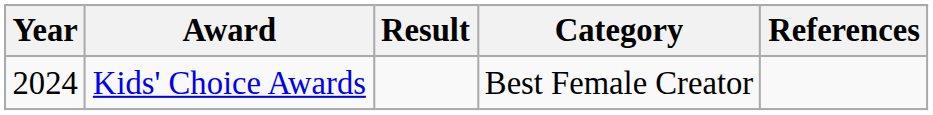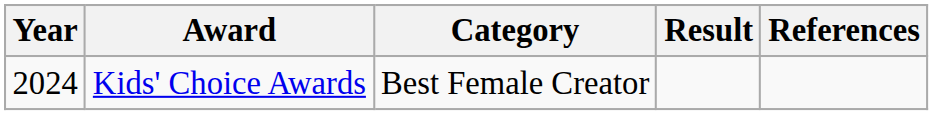columns swapped: (619, 30) <-> (425, 30)
